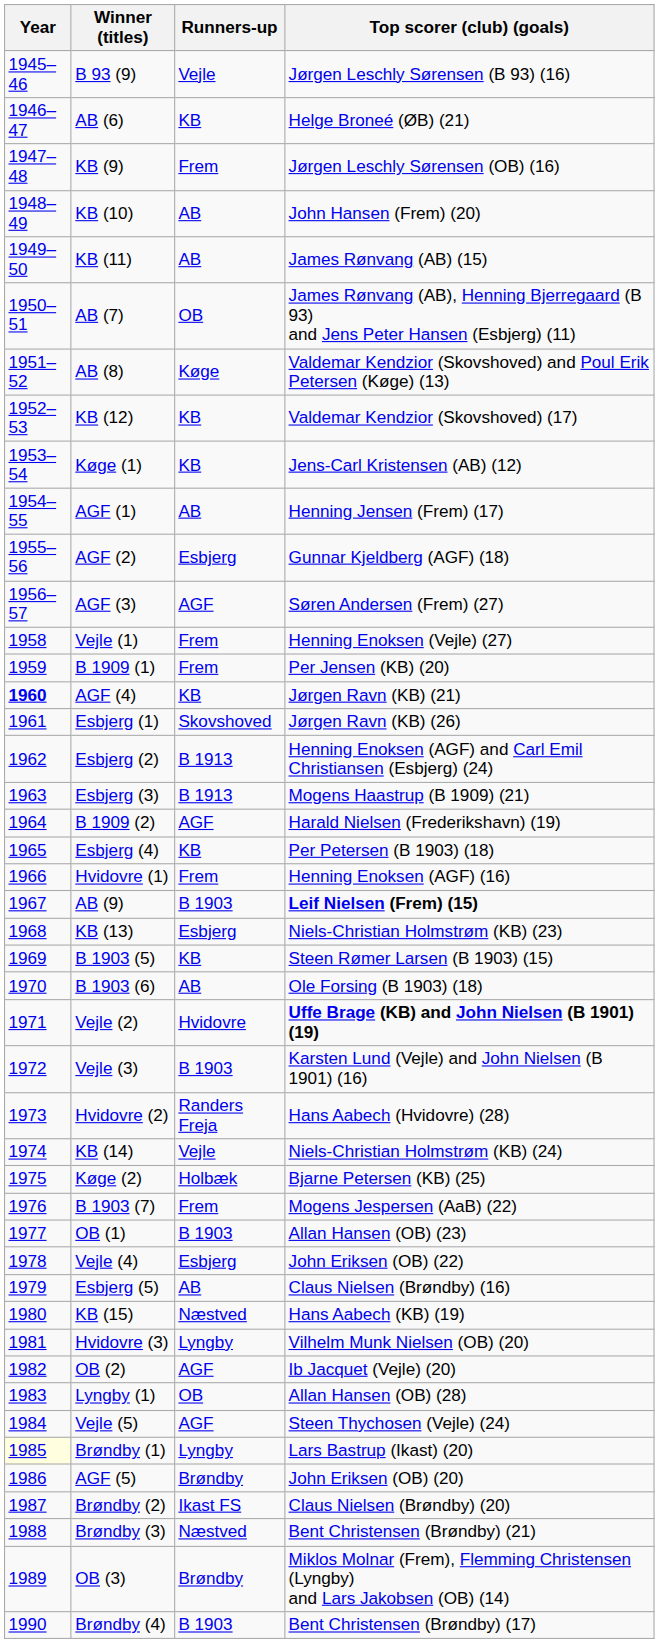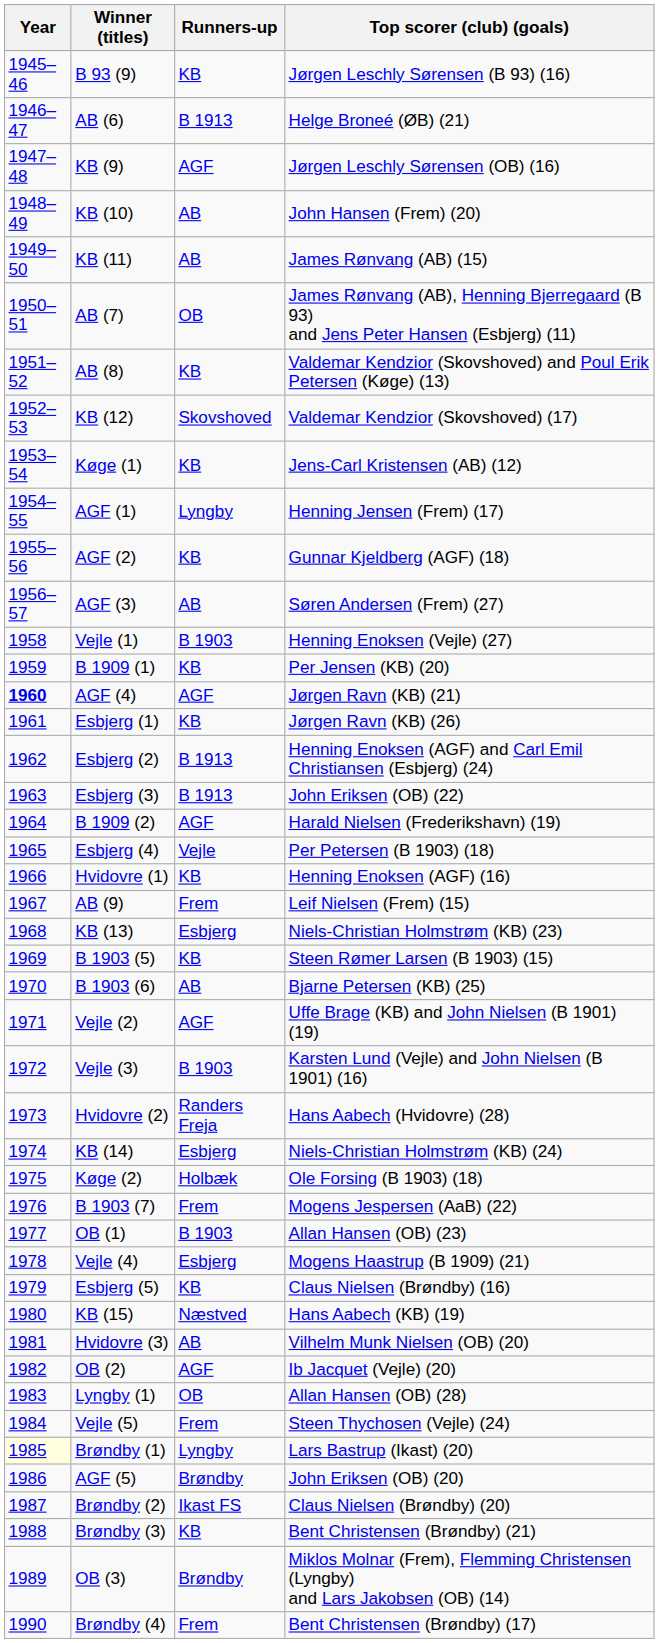(197, 74) Vejle -> (190, 74) KB
(190, 120) KB -> (206, 120) B 1913
(198, 166) Frem -> (196, 166) AGF
(199, 371) Køge -> (190, 371) KB
(190, 418) KB -> (225, 418) Skovshoved
(190, 511) AB -> (206, 511) Lyngby
(207, 557) Esbjerg -> (190, 557) KB
(196, 603) AGF -> (190, 603) AB
(198, 640) Frem -> (206, 640) B 1903
(198, 667) Frem -> (190, 667) KB
(190, 694) KB -> (196, 694) AGF
(225, 722) Skovshoved -> (190, 722) KB
(409, 795) Mogens Haastrup (B 1909) (21) -> (376, 795) John Eriksen (OB) (22)
(190, 850) KB -> (197, 850) Vejle
(198, 877) Frem -> (190, 877) KB
(206, 904) B 1903 -> (198, 904) Frem
(383, 904) bold -> (379, 904) normal
(386, 985) Ole Forsing (B 1903) (18) -> (387, 985) Bjarne Petersen (KB) (25)
(212, 1022) Hvidovre -> (196, 1022) AGF
(461, 1022) bold -> (453, 1022) normal
(197, 1152) Vejle -> (207, 1152) Esbjerg
(387, 1179) Bjarne Petersen (KB) (25) -> (386, 1179) Ole Forsing (B 1903) (18)
(376, 1260) John Eriksen (OB) (22) -> (409, 1260) Mogens Haastrup (B 1909) (21)
(190, 1287) AB -> (190, 1287) KB
(206, 1342) Lyngby -> (190, 1342) AB
(196, 1423) AGF -> (198, 1423) Frem
(213, 1532) Næstved -> (190, 1532) KB
(206, 1625) B 1903 -> (198, 1625) Frem
